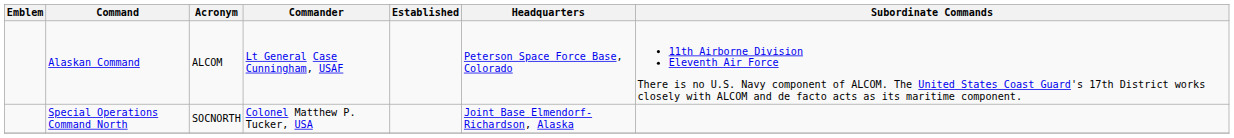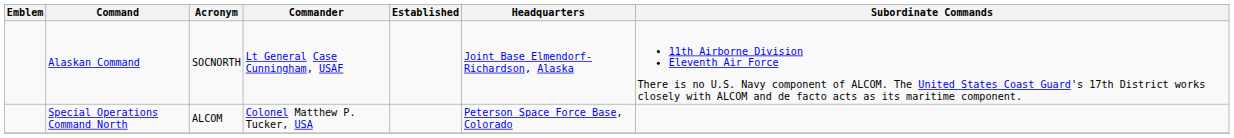(207, 63) ALCOM -> (216, 63) SOCNORTH
(543, 63) Peterson Space Force Base, Colorado -> (528, 63) Joint Base Elmendorf-Richardson, Alaska
(216, 119) SOCNORTH -> (207, 119) ALCOM
(528, 119) Joint Base Elmendorf-Richardson, Alaska -> (543, 119) Peterson Space Force Base, Colorado
